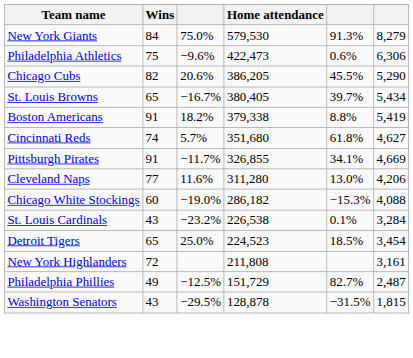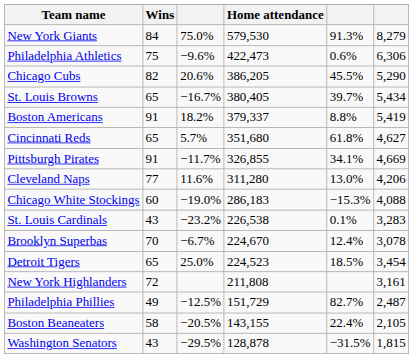(248, 117) 379,338 -> (248, 117) 379,337
(152, 138) 74 -> (152, 138) 65
(248, 199) 286,182 -> (248, 199) 286,183
(391, 220) 3,284 -> (391, 220) 3,283
+ row: (57, 240)
+ row: (56, 323)
